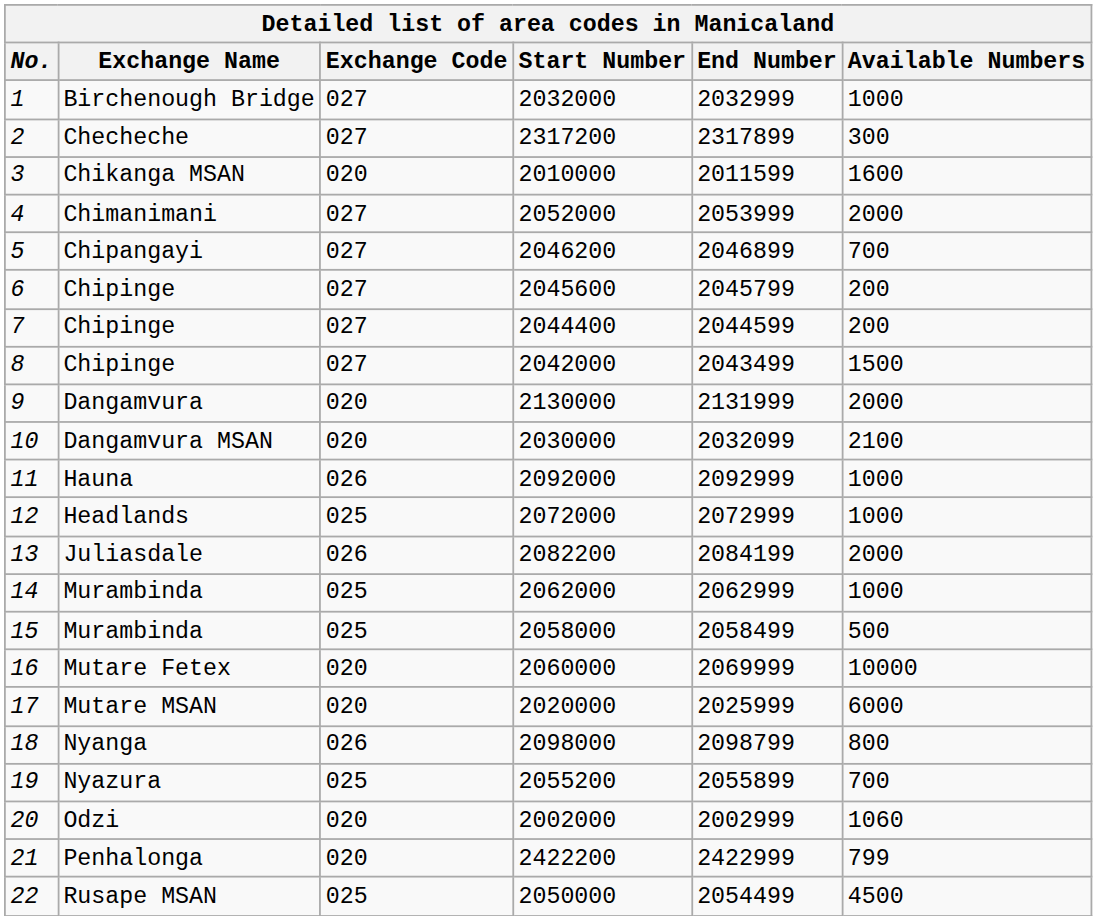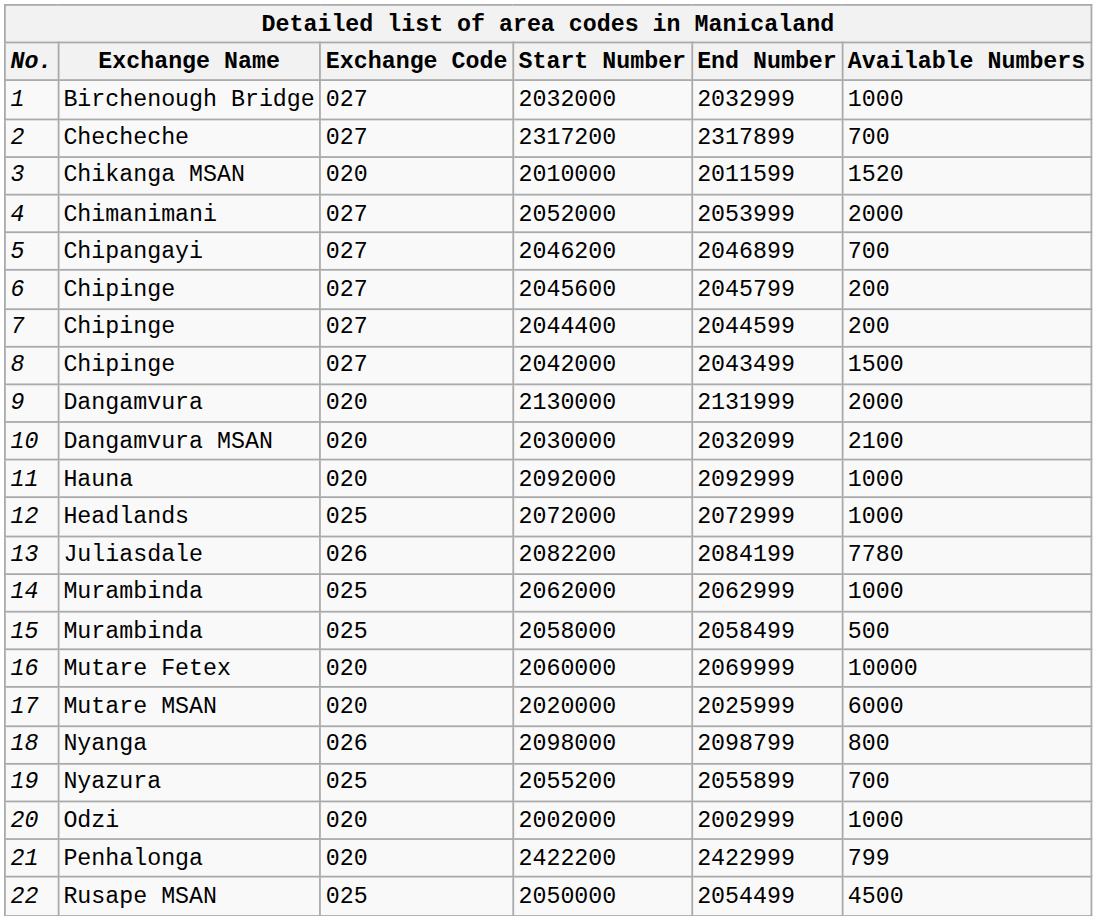(869, 138) 300 -> (869, 138) 700
(876, 176) 1600 -> (876, 176) 1520
(347, 479) 026 -> (347, 479) 020
(876, 555) 2000 -> (876, 555) 7780
(876, 820) 1060 -> (876, 820) 1000
